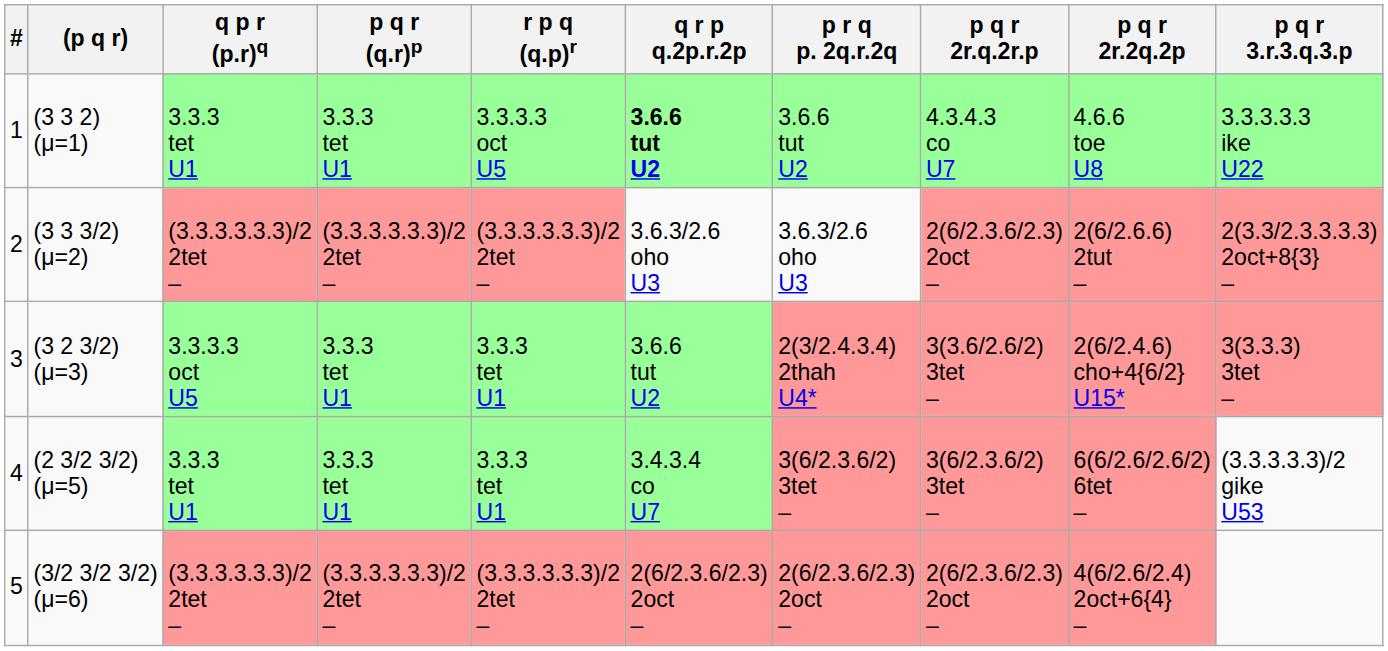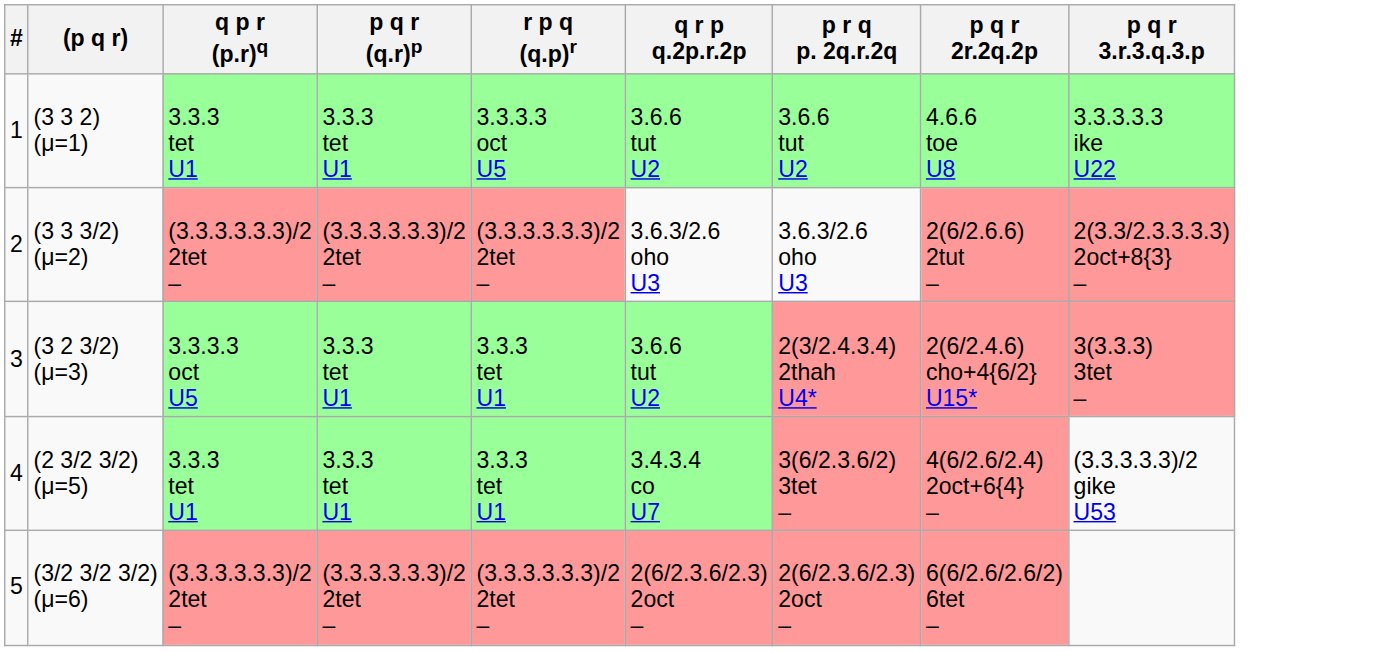- column: (994, 38)
(656, 143) bold -> (656, 143) normal
(1142, 486) 6(6/2.6/2.6/2) 6tet – -> (985, 486) 4(6/2.6/2.4) 2oct+6{4} –
(1132, 600) 4(6/2.6/2.4) 2oct+6{4} – -> (994, 600) 6(6/2.6/2.6/2) 6tet –
